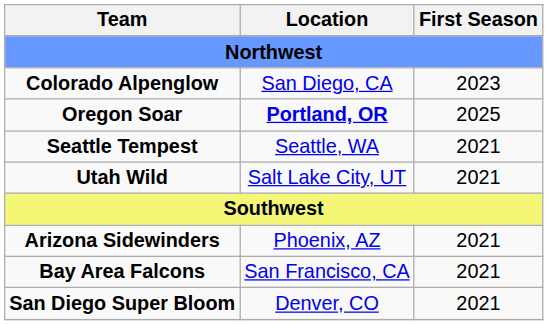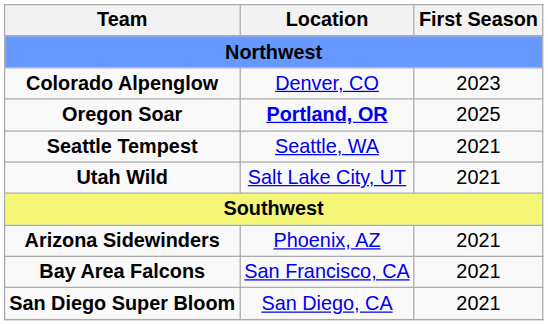(327, 83) San Diego, CA -> (327, 83) Denver, CO
(327, 303) Denver, CO -> (327, 303) San Diego, CA
